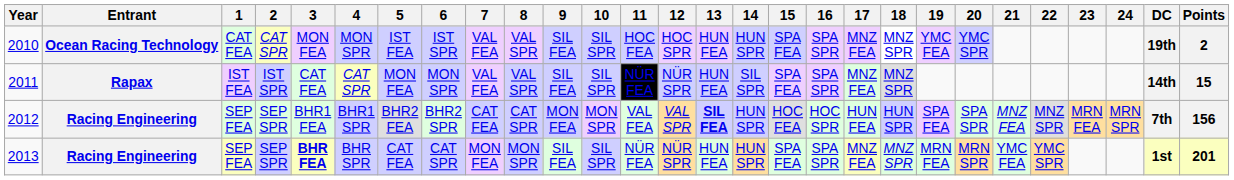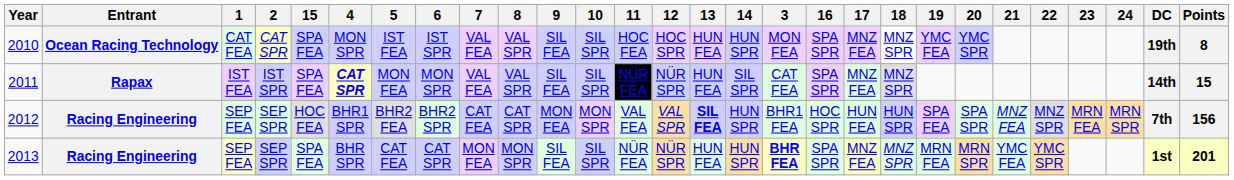columns swapped: (313, 15) <-> (788, 15)
(1204, 45) 2 -> (1204, 45) 8
(356, 82) normal -> (350, 82) bold
